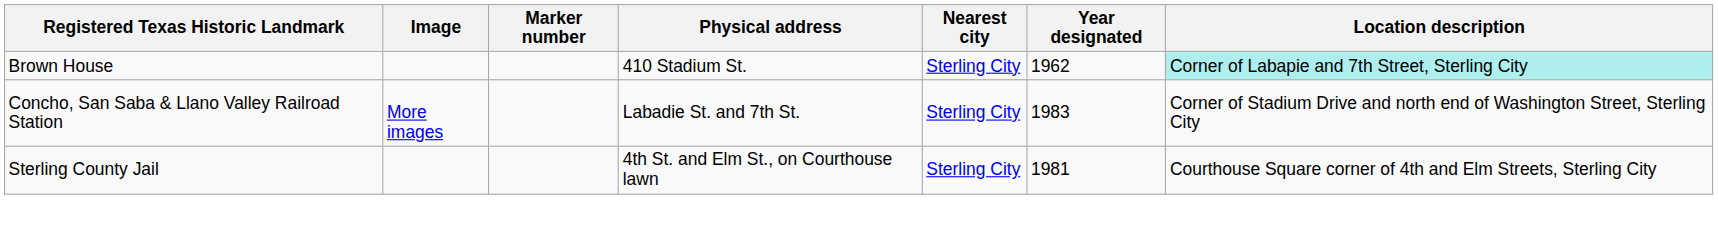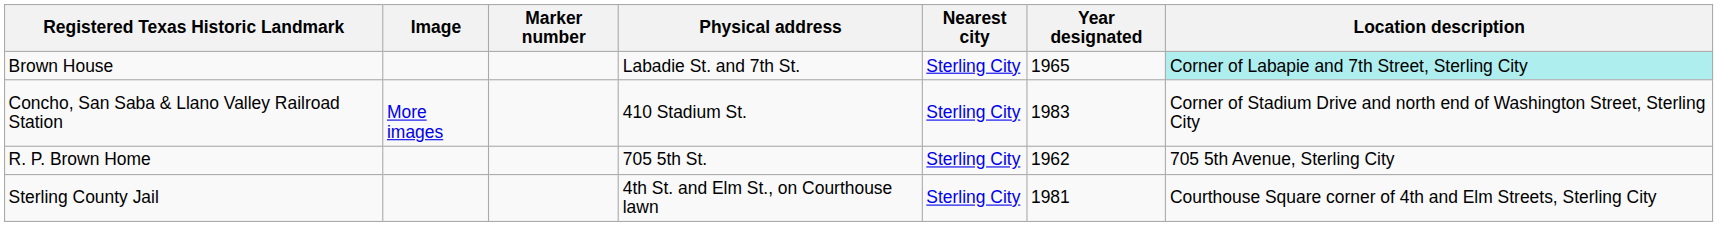(685, 65) 410 Stadium St. -> (711, 65) Labadie St. and 7th St.
(1050, 65) 1962 -> (1050, 65) 1965
(711, 112) Labadie St. and 7th St. -> (685, 112) 410 Stadium St.
+ row: (80, 160)
